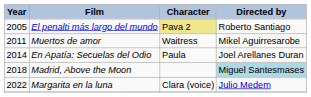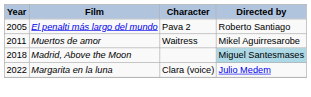(176, 27) khaki background -> (176, 27) no background
- row: (91, 56)
